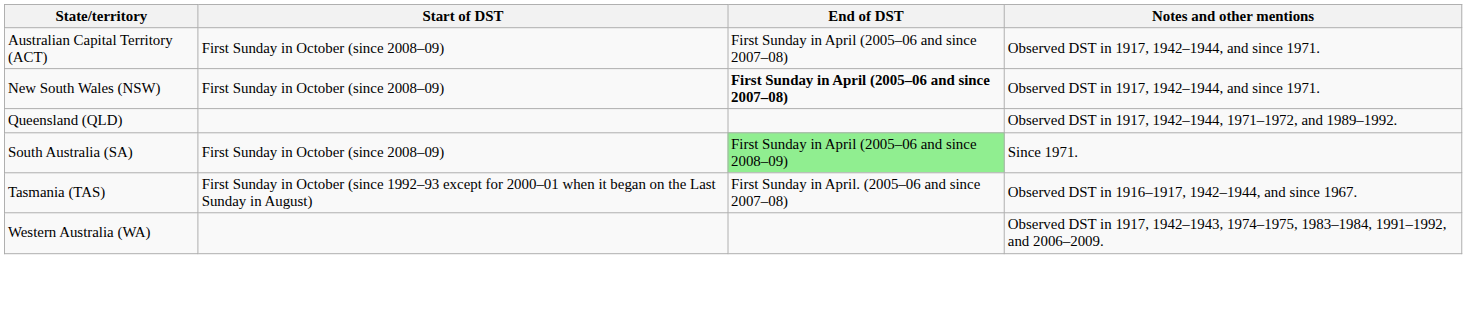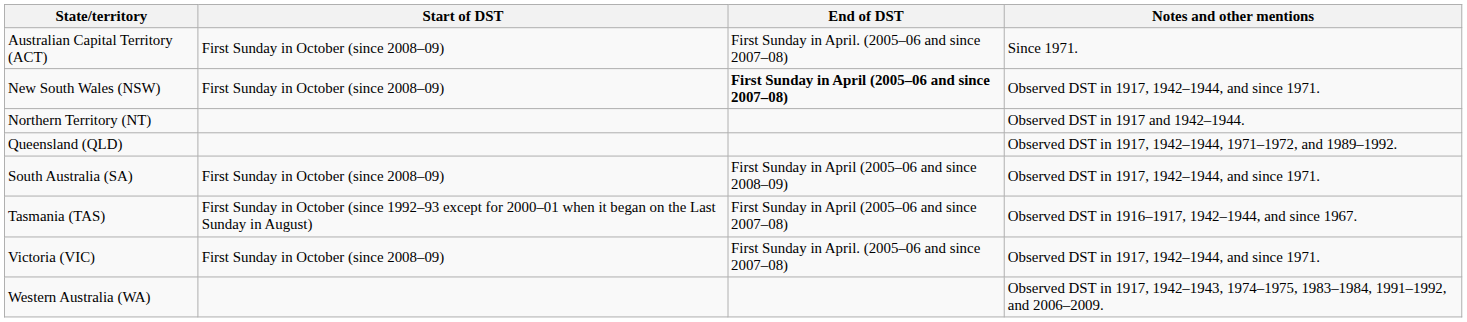(854, 48) First Sunday in April (2005–06 and since 2007–08) -> (856, 48) First Sunday in April. (2005–06 and since 2007–08)
(1164, 48) Observed DST in 1917, 1942–1944, and since 1971. -> (1043, 48) Since 1971.
+ row: (80, 120)
(854, 152) lightgreen background -> (854, 176) no background
(1043, 152) Since 1971. -> (1164, 176) Observed DST in 1917, 1942–1944, and since 1971.
(856, 192) First Sunday in April. (2005–06 and since 2007–08) -> (854, 216) First Sunday in April (2005–06 and since 2007–08)
+ row: (51, 256)
